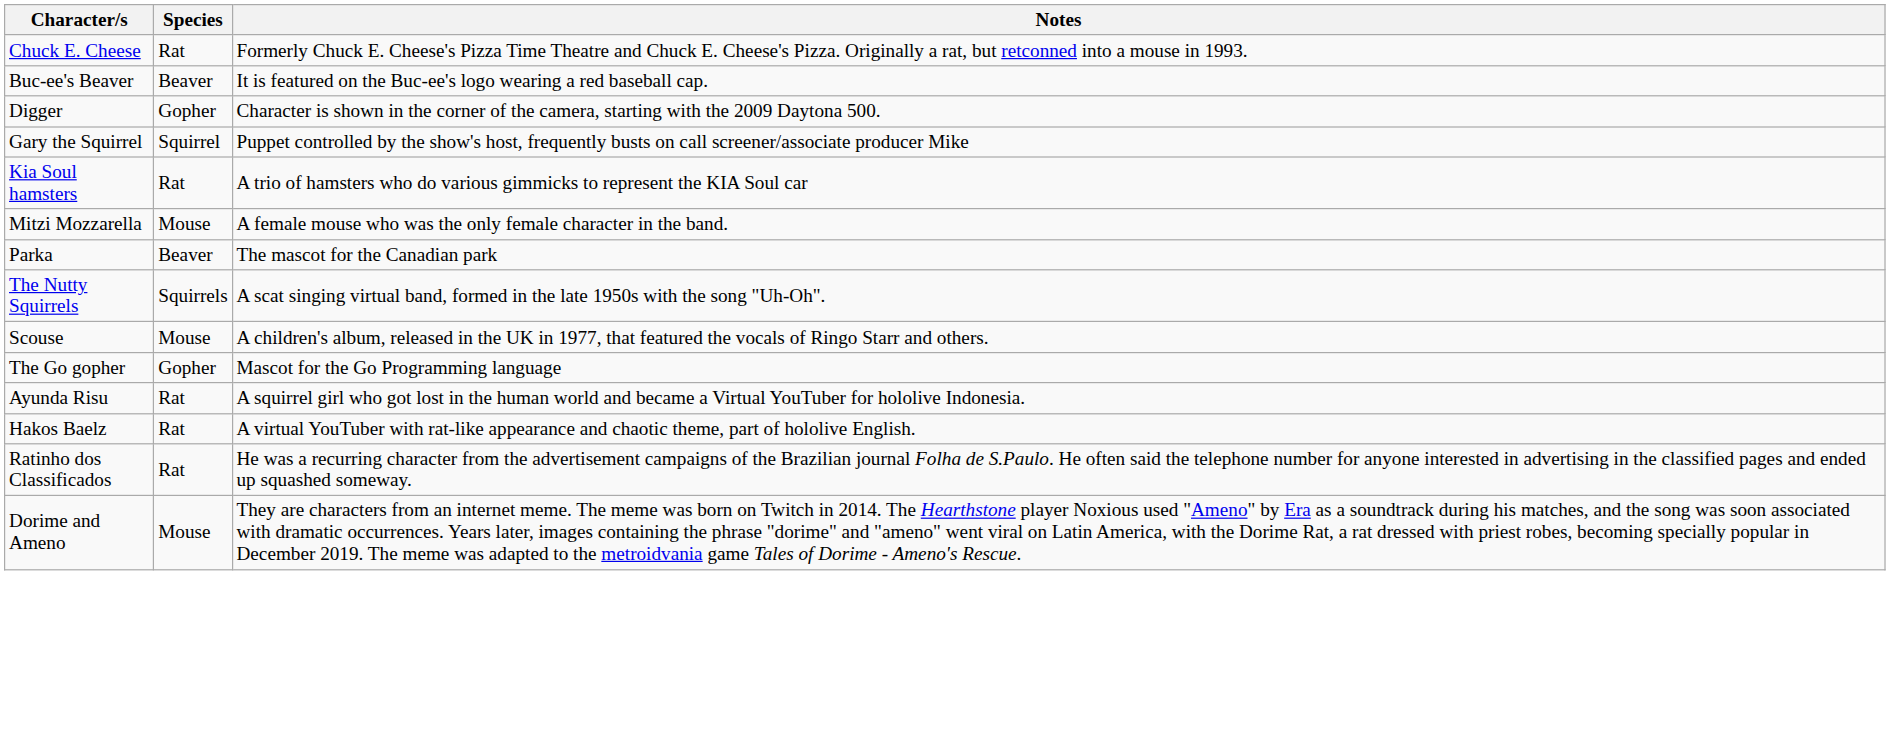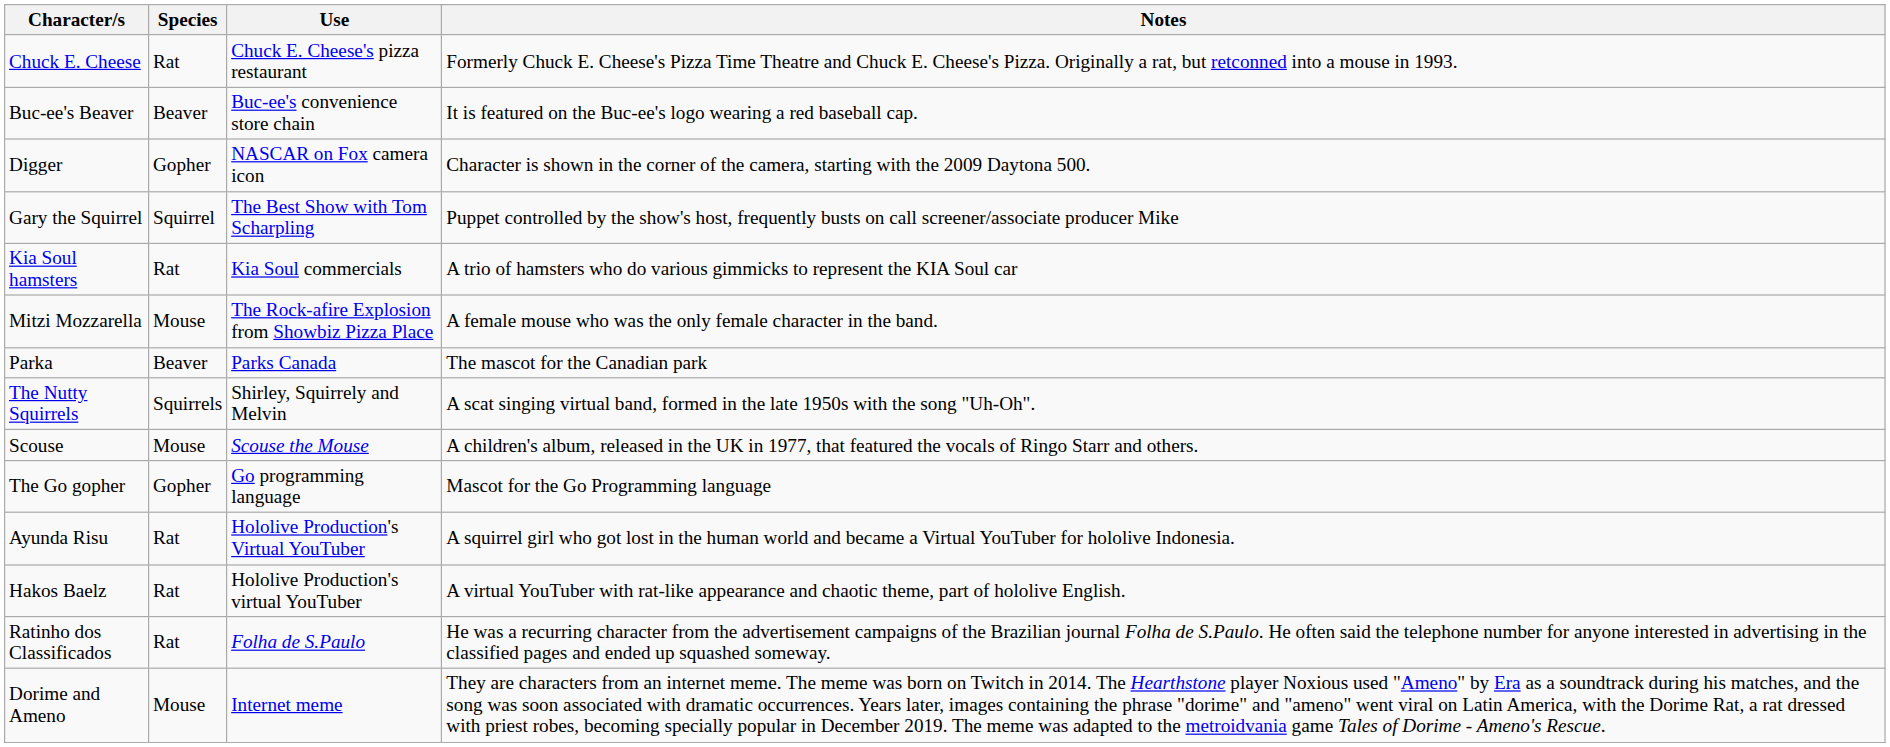+ column: (334, 19)
